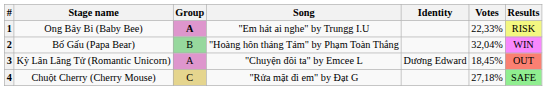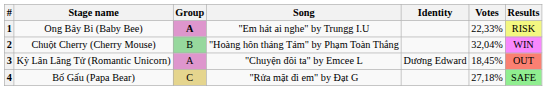(94, 45) Bố Gấu (Papa Bear) -> (94, 45) Chuột Cherry (Cherry Mouse)
(94, 77) Chuột Cherry (Cherry Mouse) -> (94, 77) Bố Gấu (Papa Bear)
